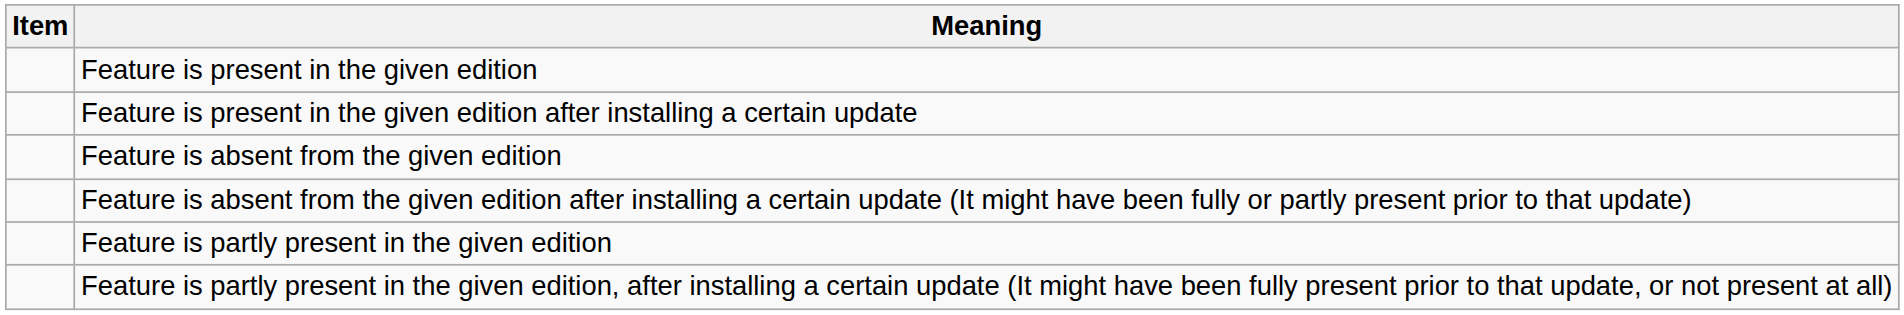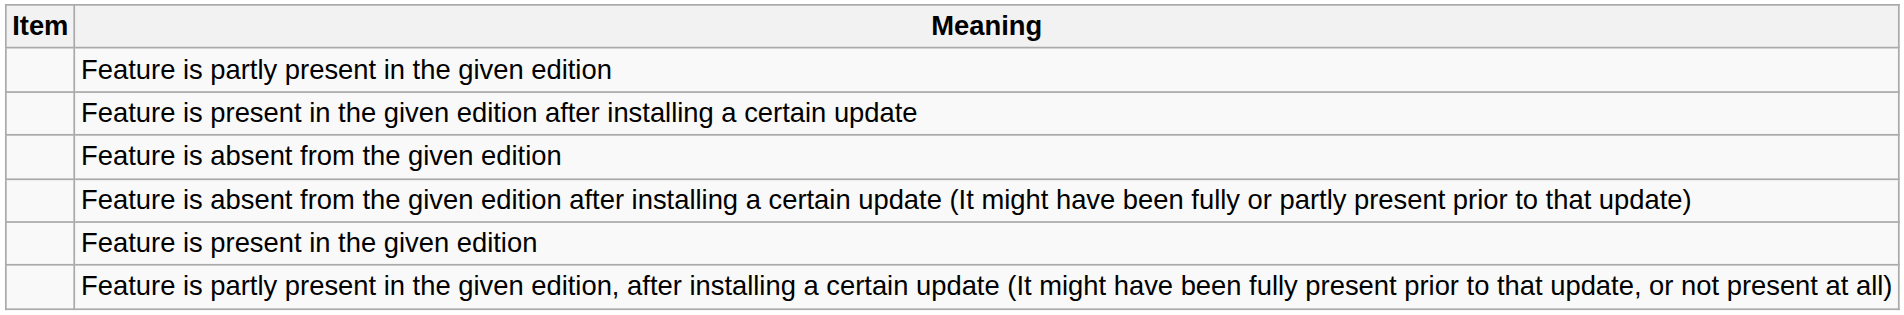rows swapped: (309, 69) <-> (346, 243)
